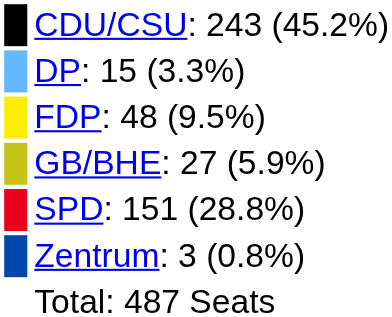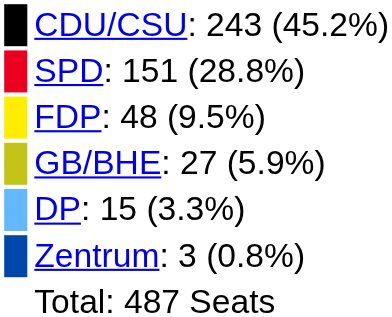rows swapped: (170, 209) <-> (140, 70)
